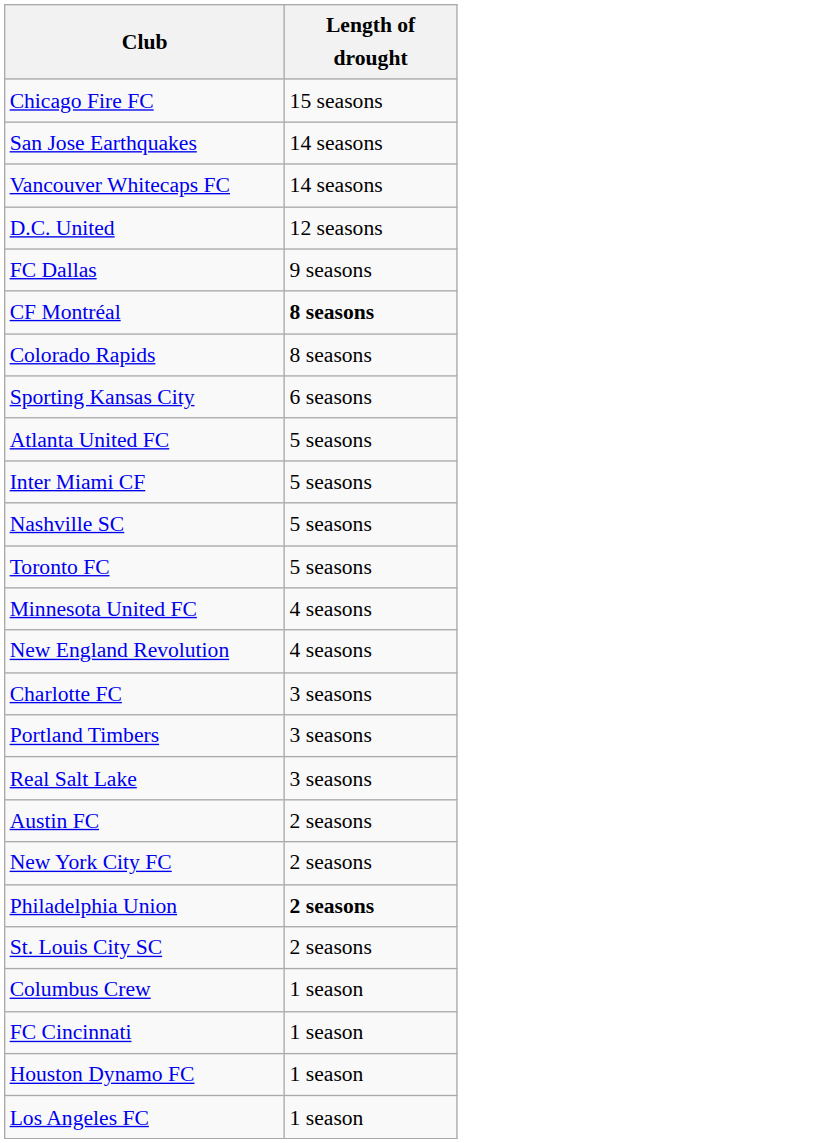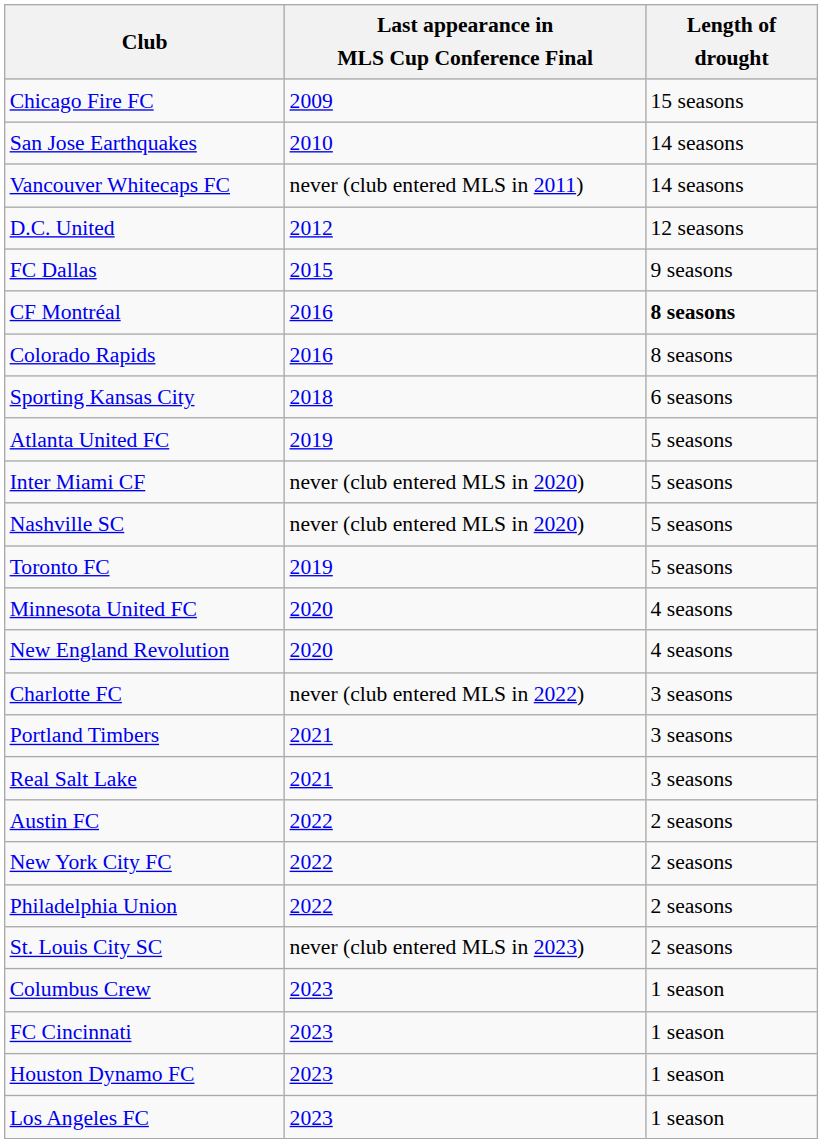+ column: (465, 41)
(332, 905) bold -> (692, 905) normal
